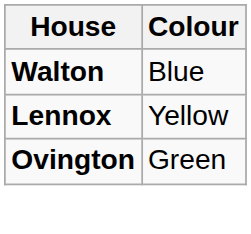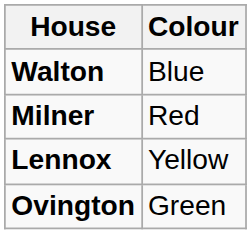+ row: (53, 116)
